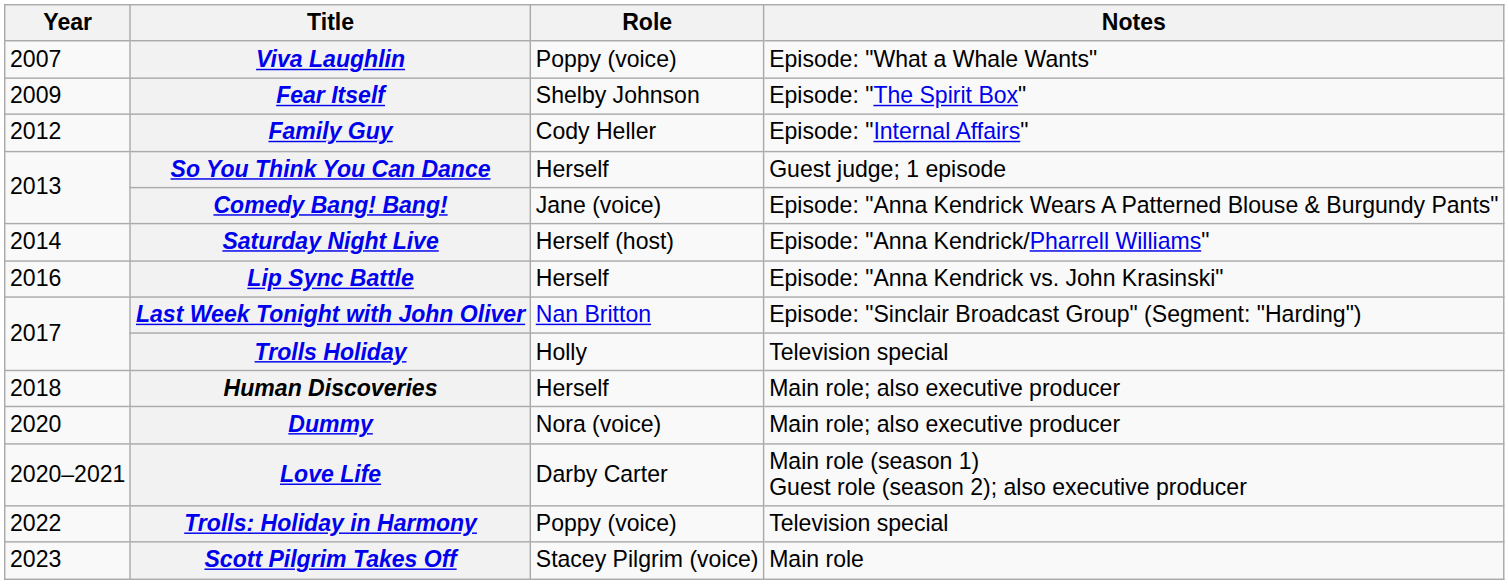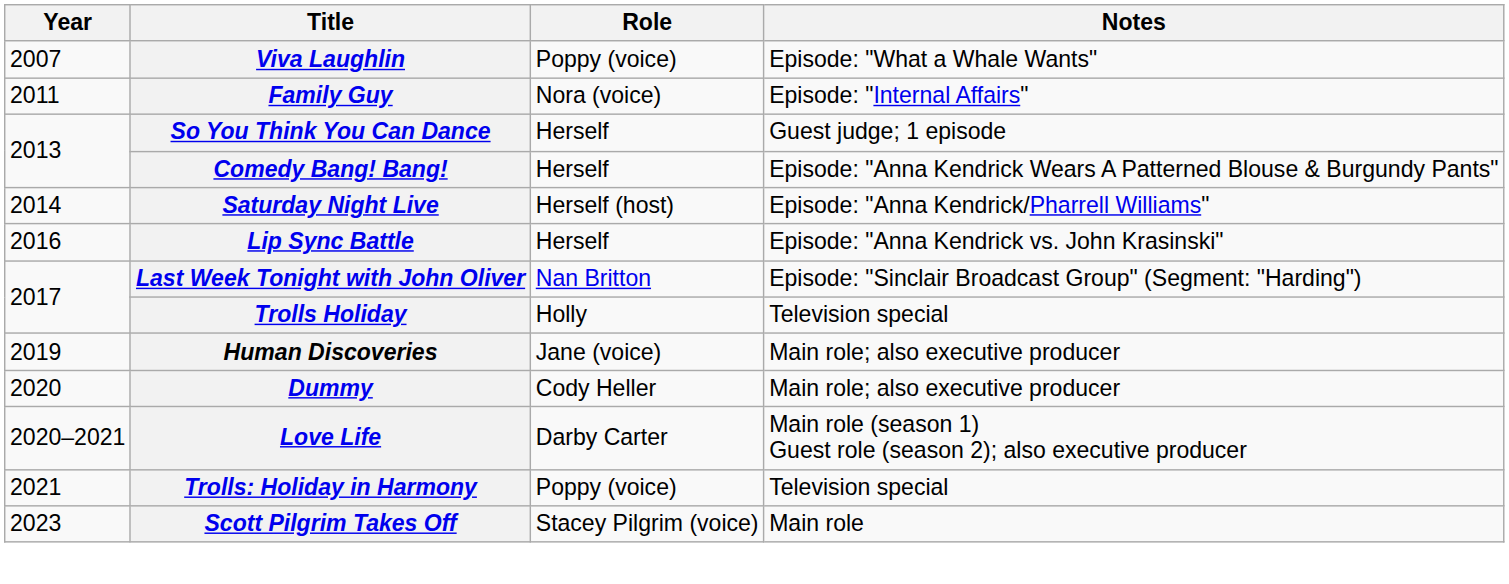- row: (331, 95)
(36, 132) 2012 -> (35, 95) 2011
(596, 132) Cody Heller -> (599, 95) Nora (voice)
(599, 205) Jane (voice) -> (572, 168) Herself
(36, 388) 2018 -> (36, 351) 2019
(572, 388) Herself -> (599, 351) Jane (voice)
(599, 424) Nora (voice) -> (596, 388) Cody Heller
(36, 523) 2022 -> (36, 487) 2021
